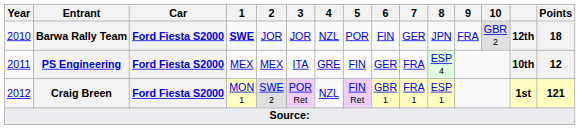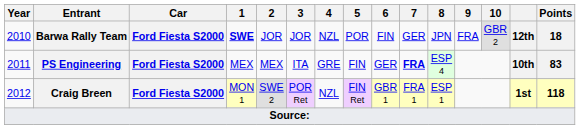(414, 64) normal -> (414, 64) bold
(556, 64) 12 -> (556, 64) 83
(556, 93) 121 -> (556, 93) 118
